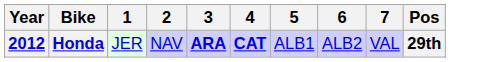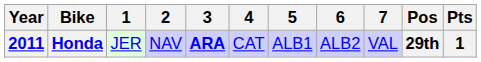+ column: (460, 17)
(27, 43) 2012 -> (26, 43) 2011
(250, 43) bold -> (249, 43) normal
